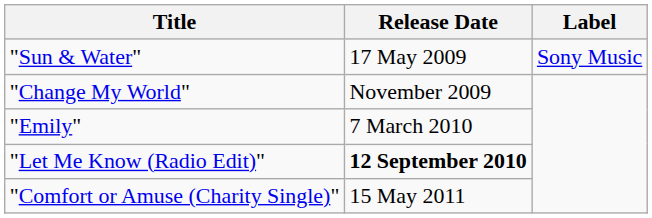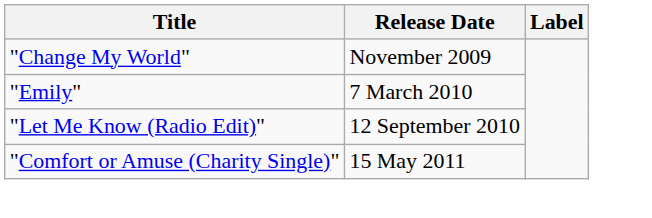- row: (75, 56)
(438, 160) bold -> (435, 126) normal
